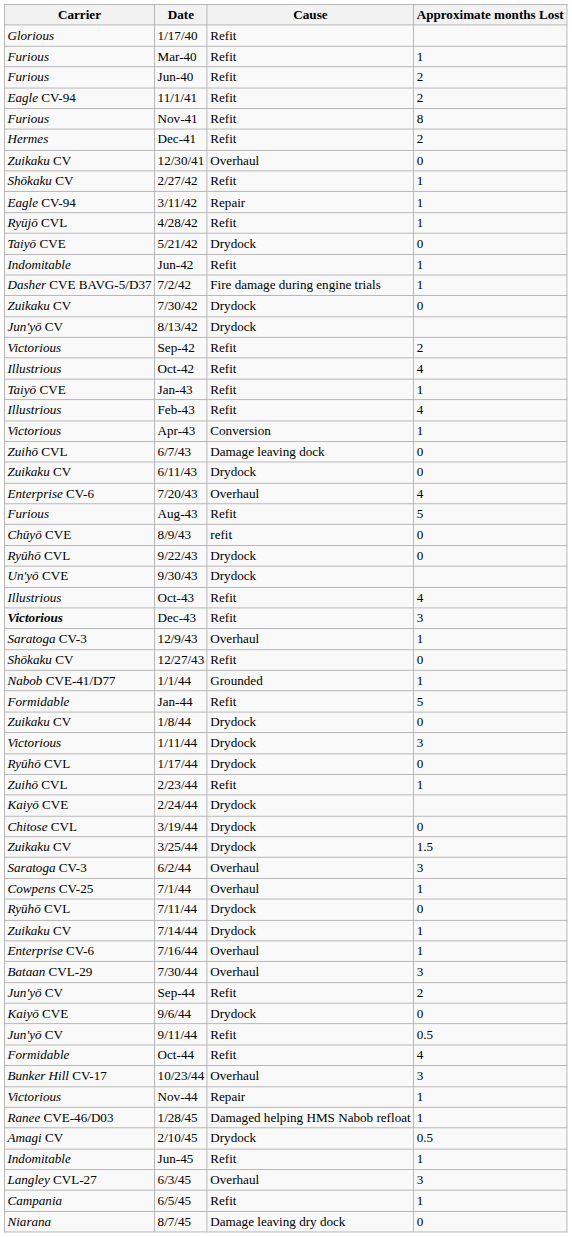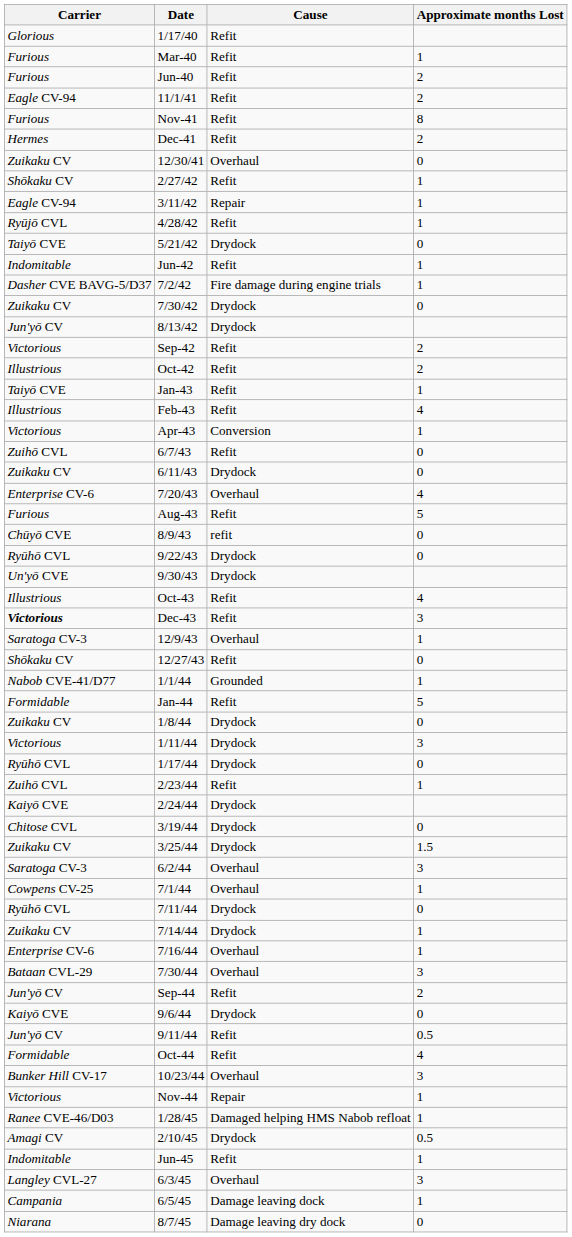(420, 368) 4 -> (420, 368) 2
(267, 451) Damage leaving dock -> (223, 451) Refit
(223, 1200) Refit -> (267, 1200) Damage leaving dock
